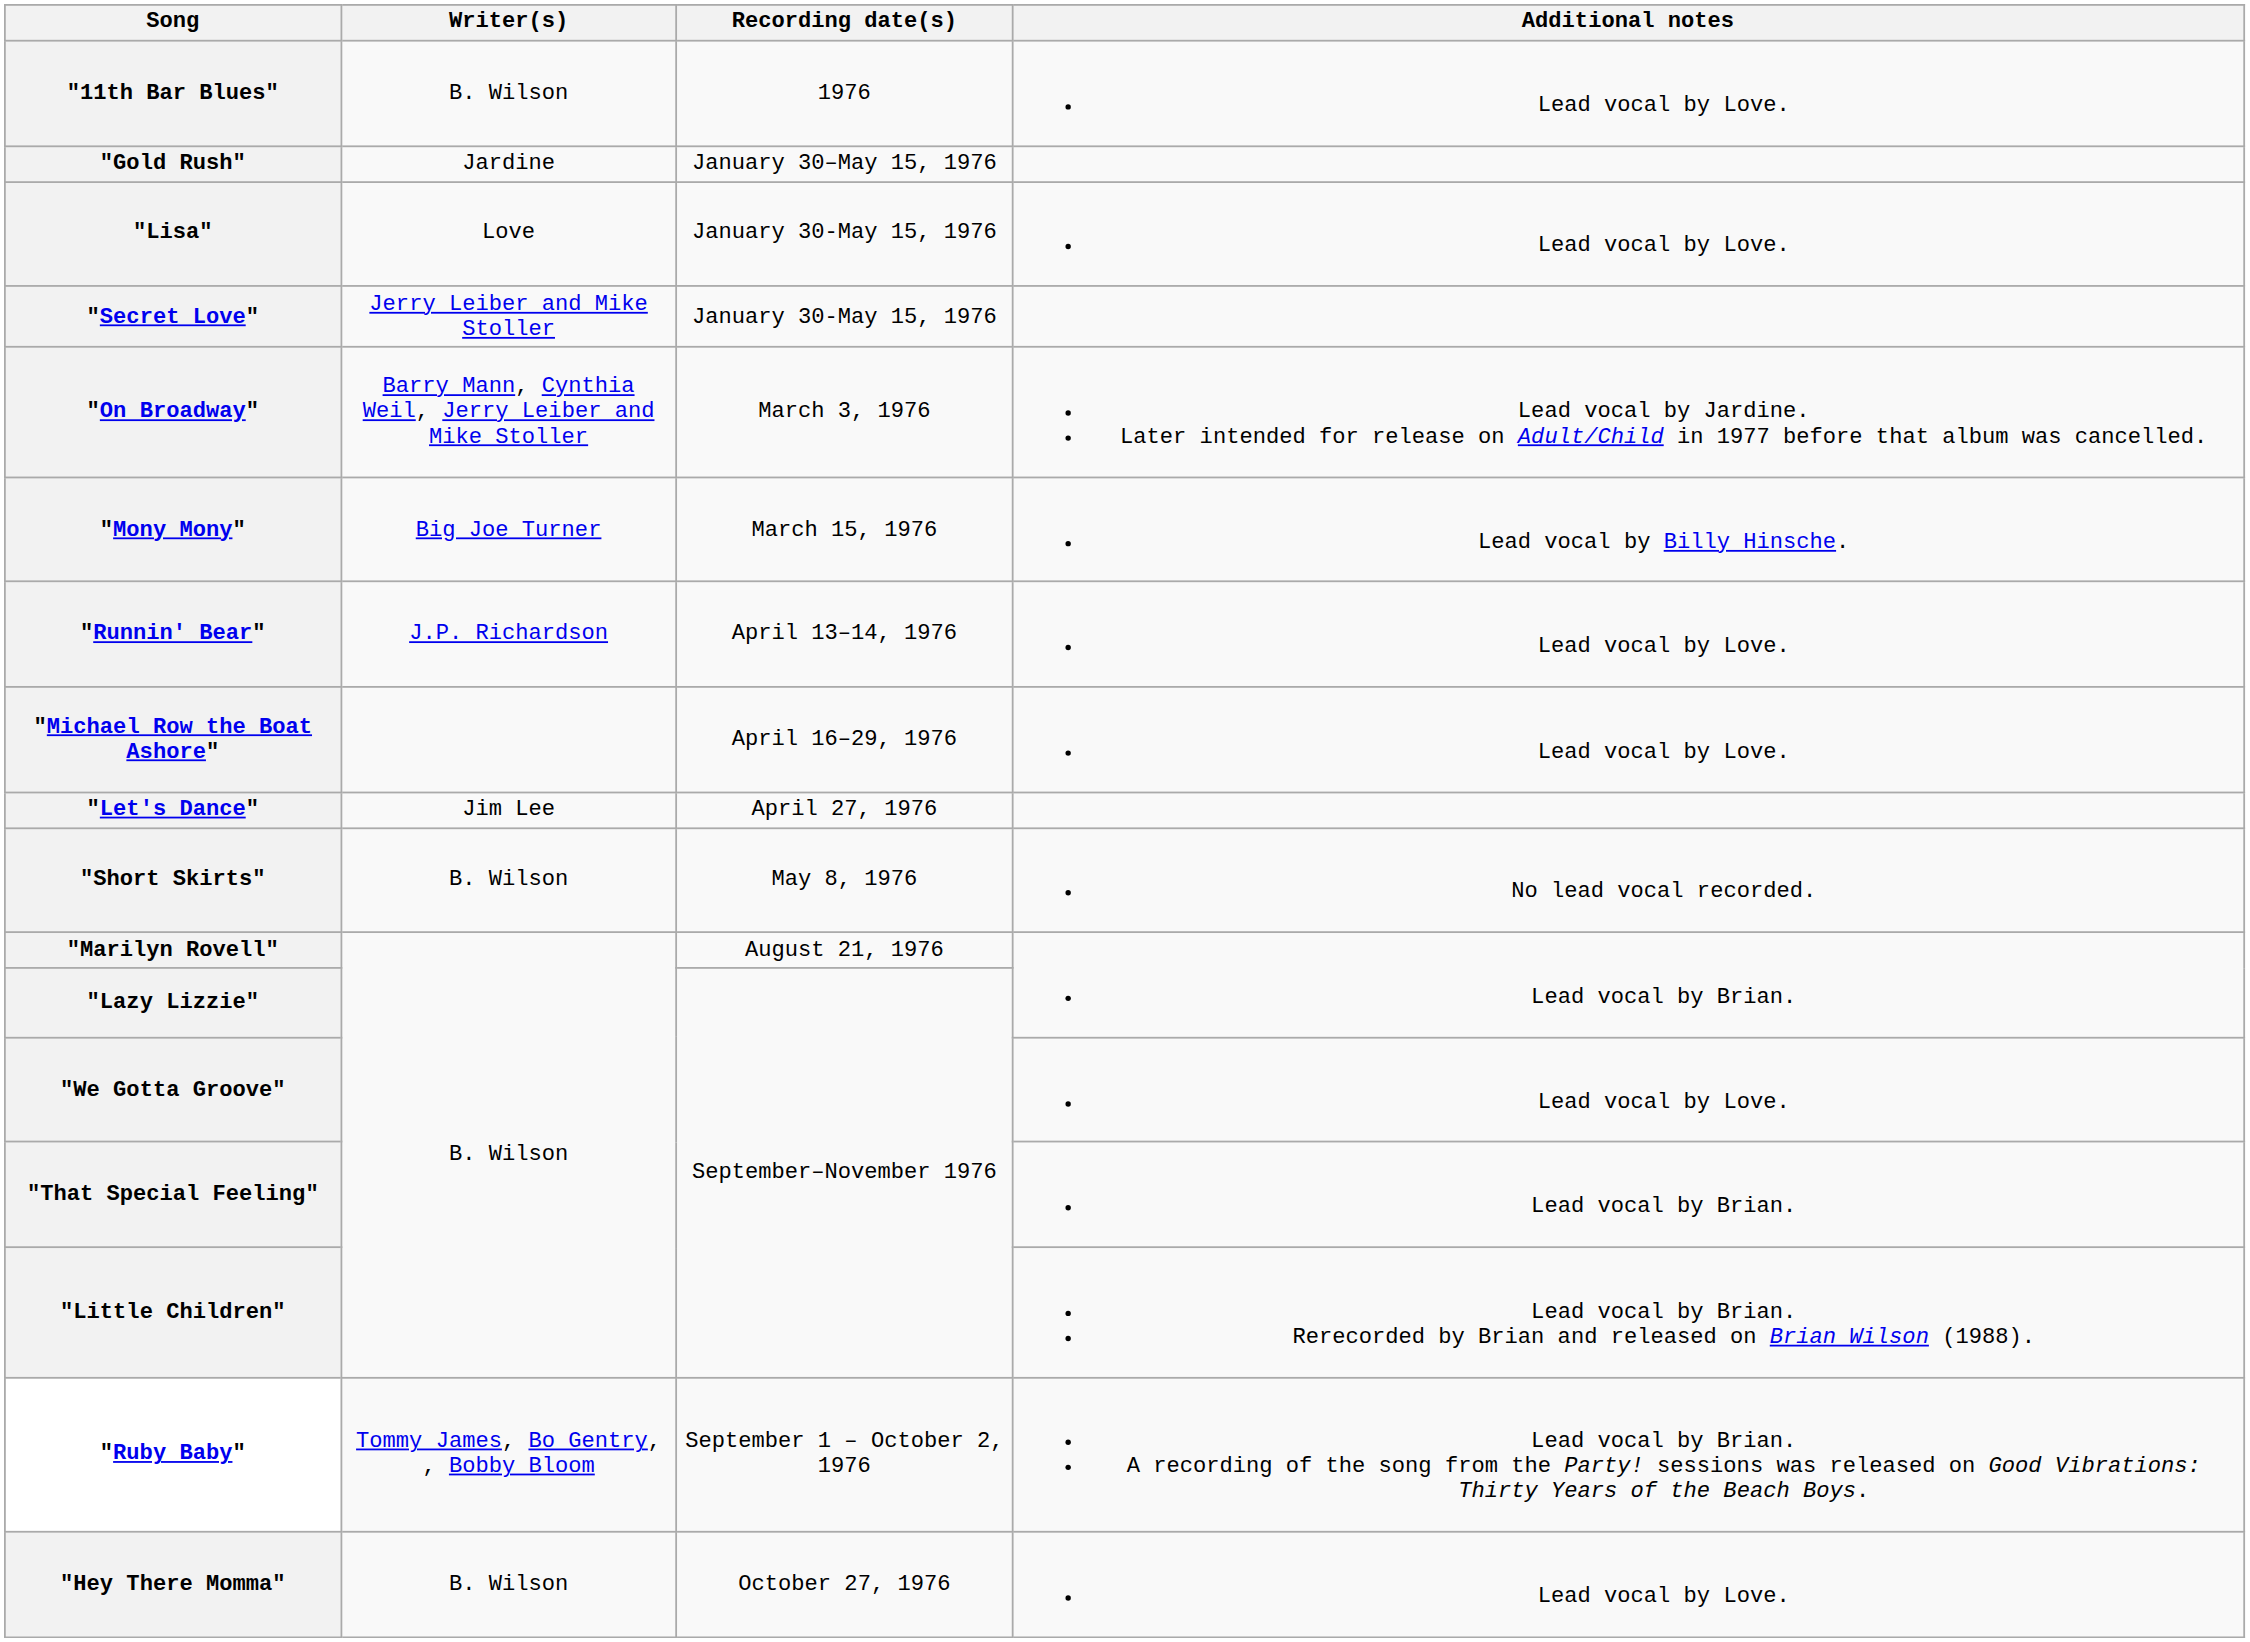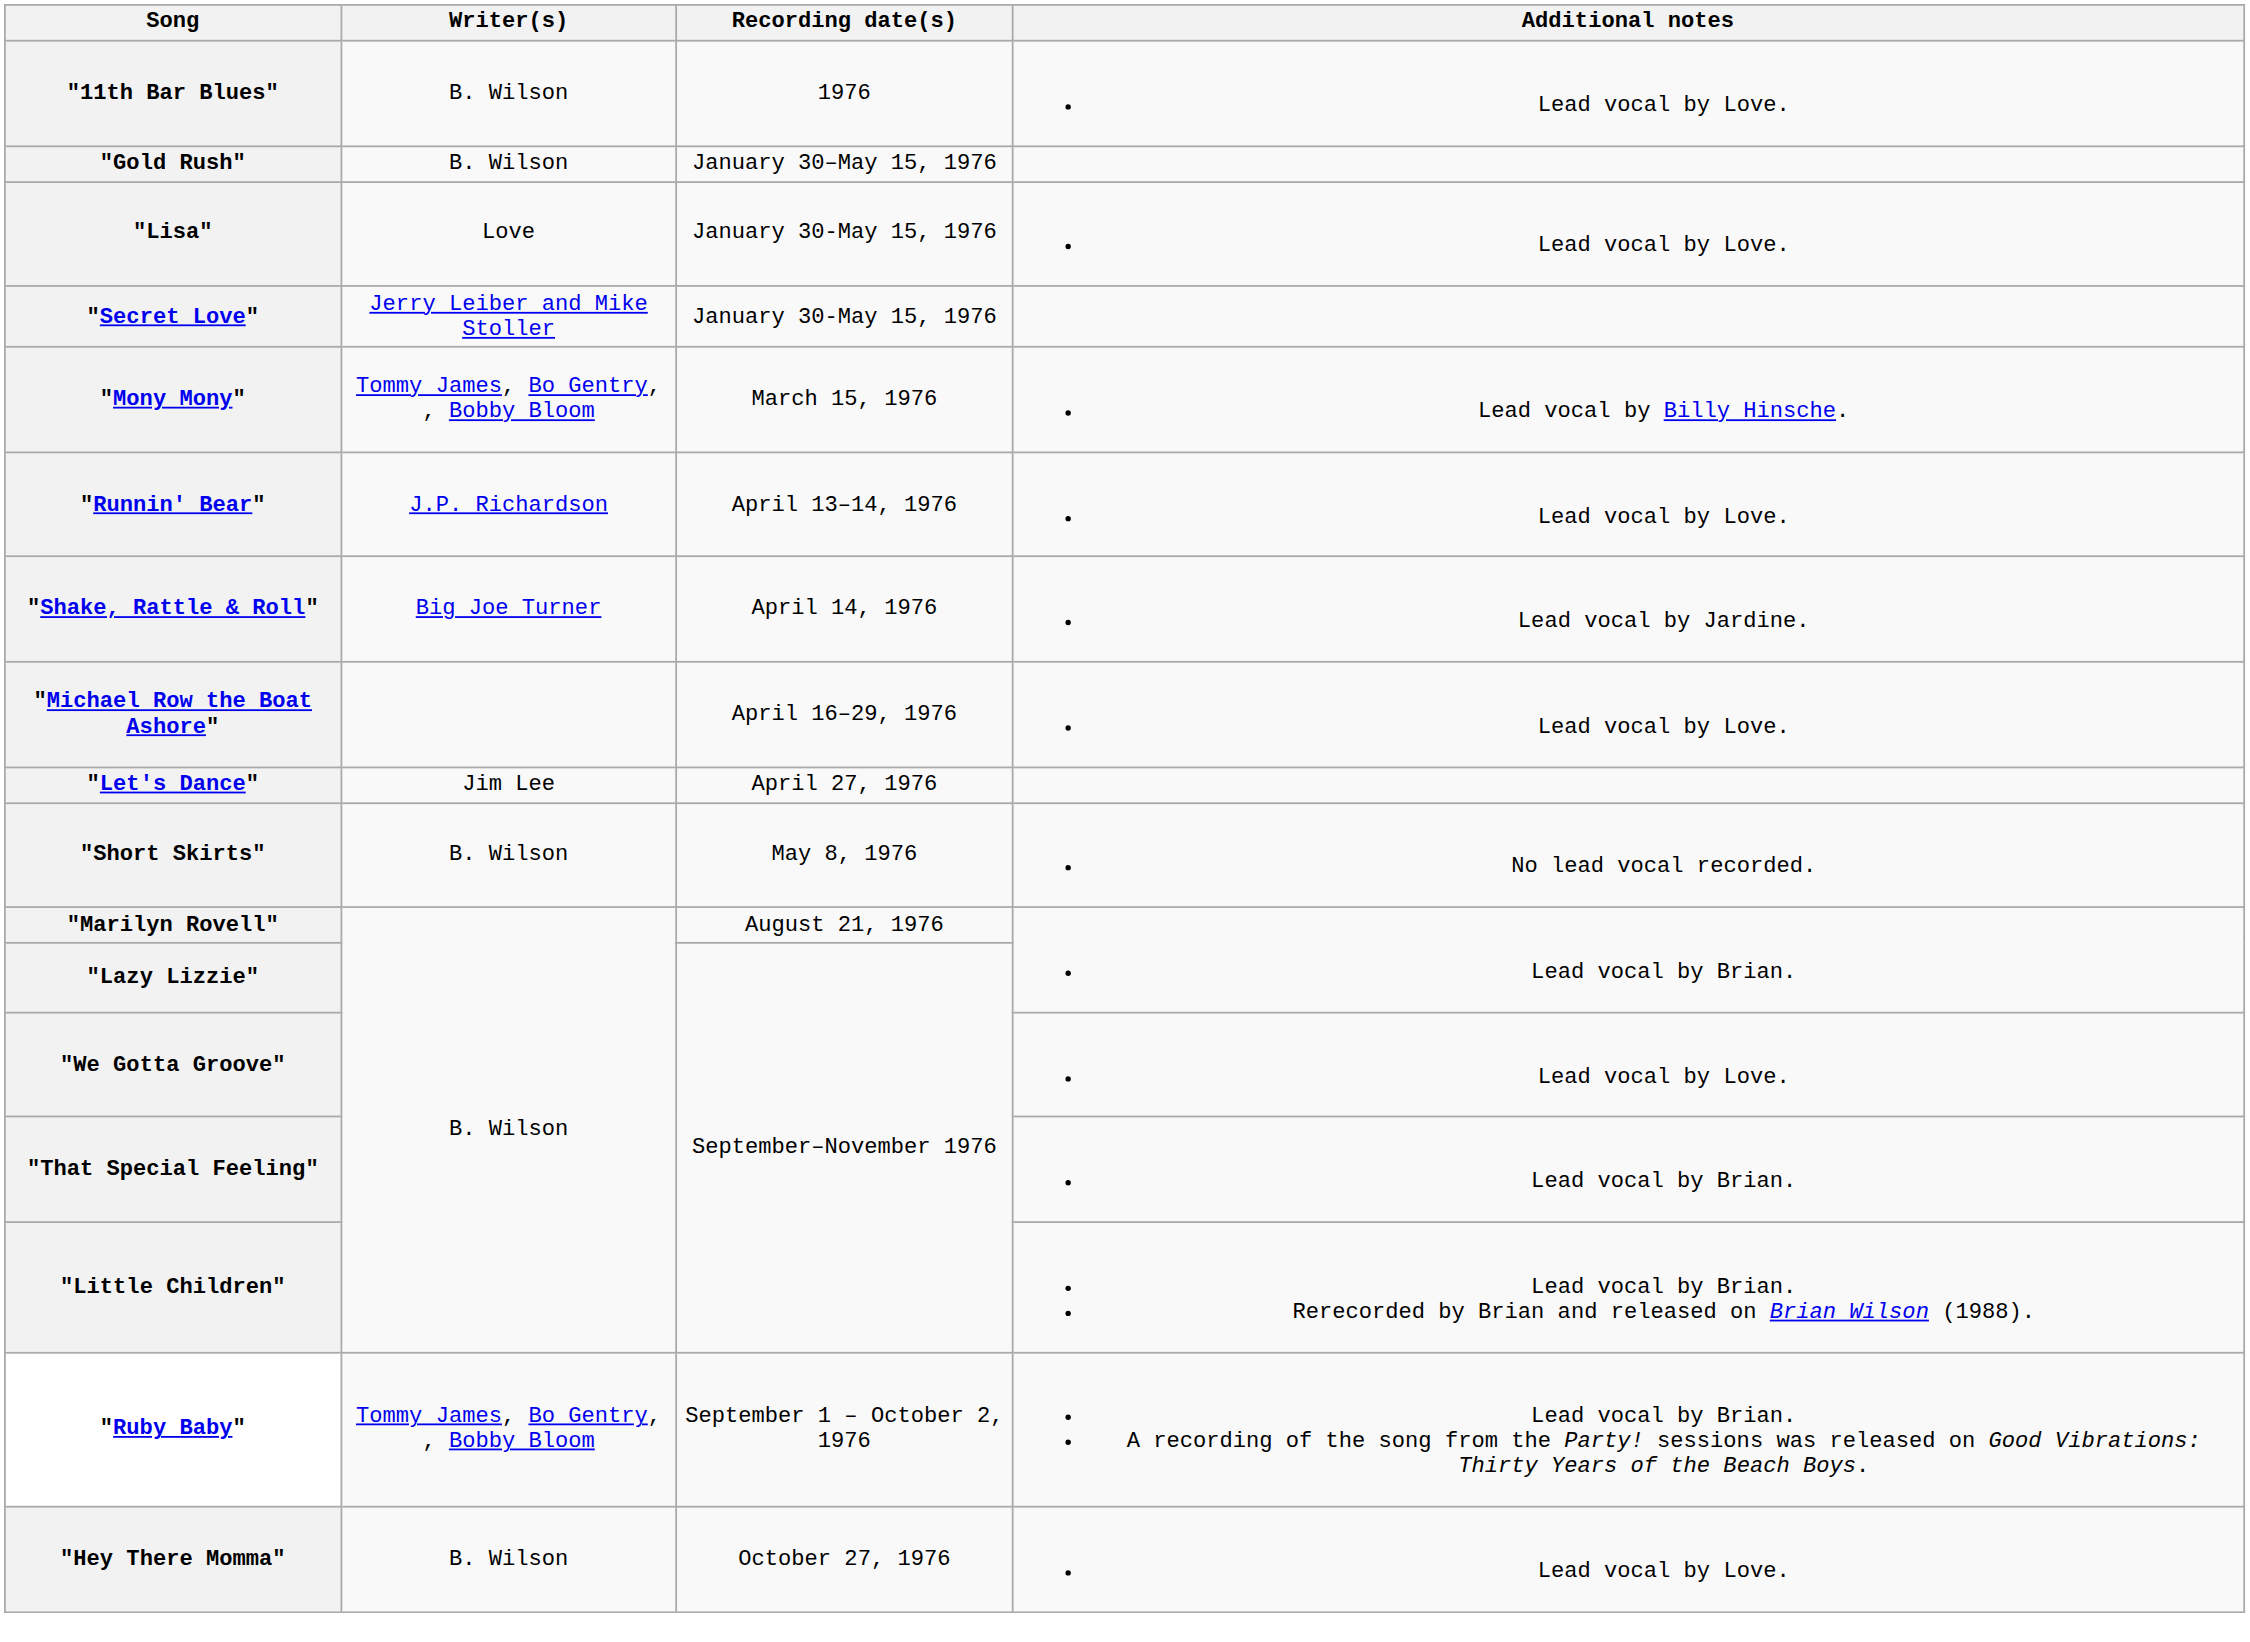(509, 164) Jardine -> (509, 164) B. Wilson
- row: (173, 412)
(509, 530) Big Joe Turner -> (509, 400) Tommy James, Bo Gentry, , Bobby Bloom
+ row: (173, 610)
